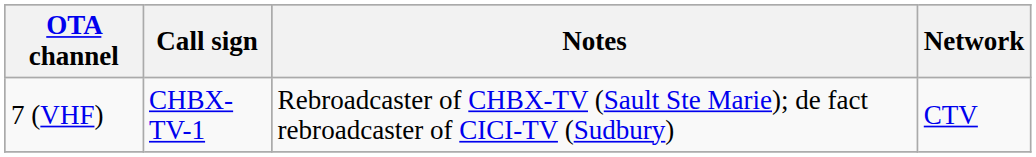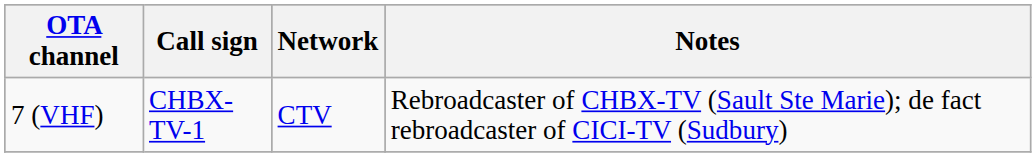columns swapped: (974, 41) <-> (594, 41)
